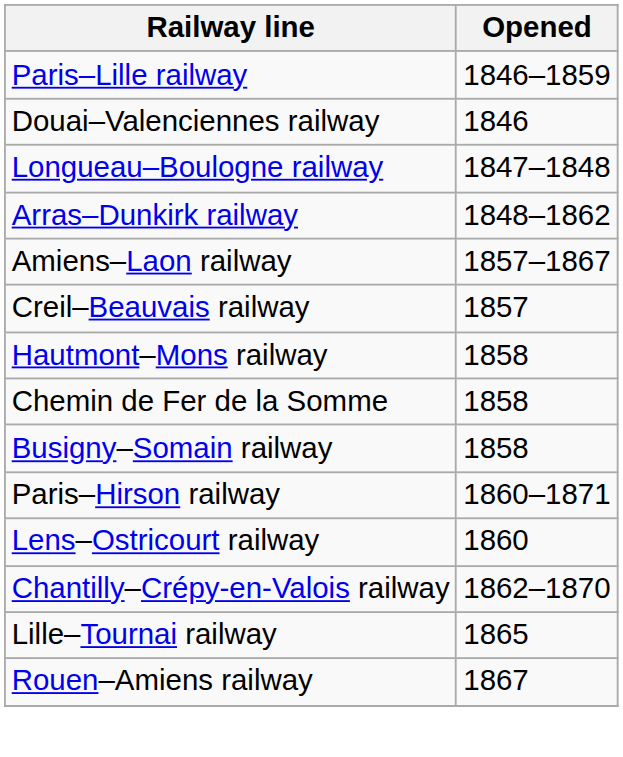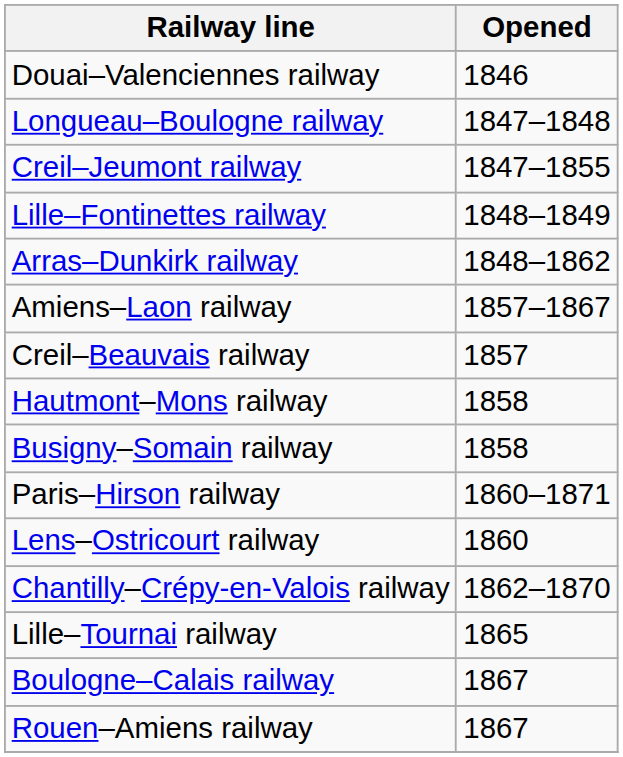- row: (130, 74)
+ row: (157, 167)
+ row: (169, 214)
- row: (200, 401)
+ row: (173, 681)
